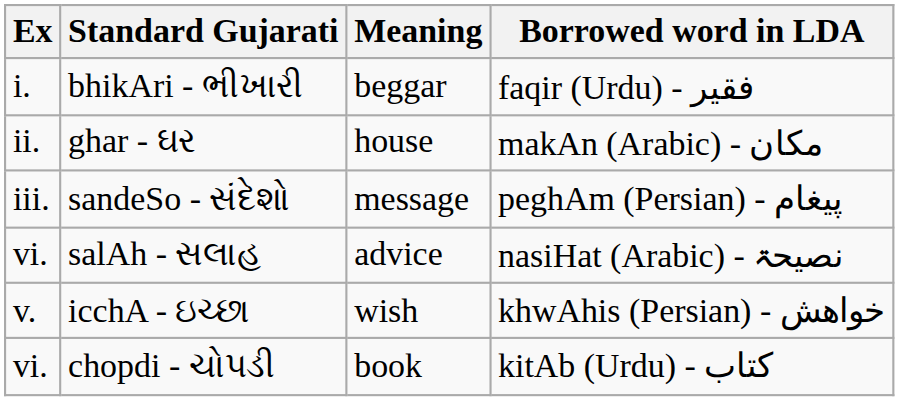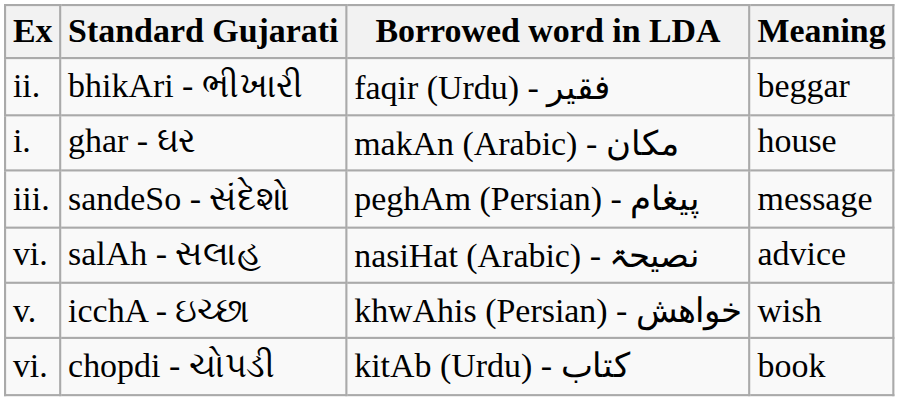columns swapped: (692, 31) <-> (418, 31)
(22, 86) i. -> (27, 86) ii.
(27, 142) ii. -> (22, 142) i.
